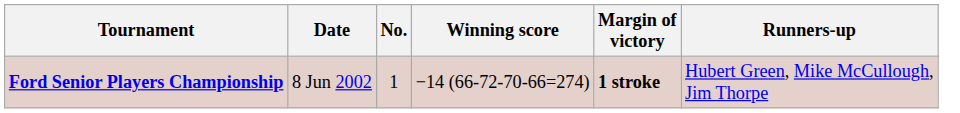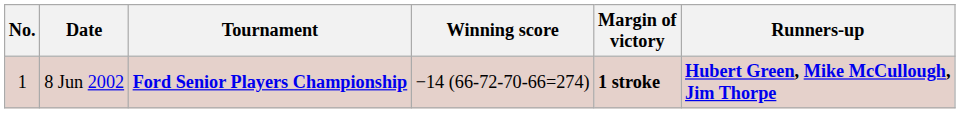columns swapped: (394, 30) <-> (146, 30)
(809, 82) normal -> (818, 82) bold
